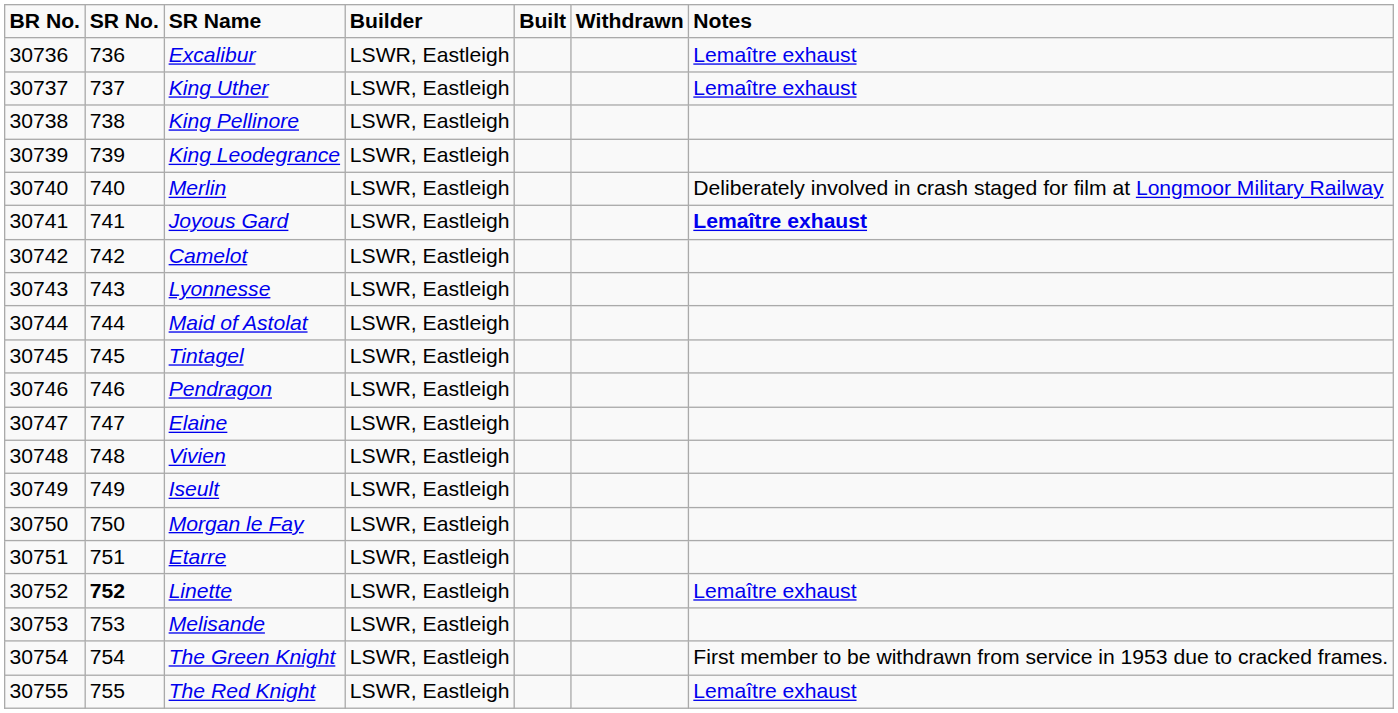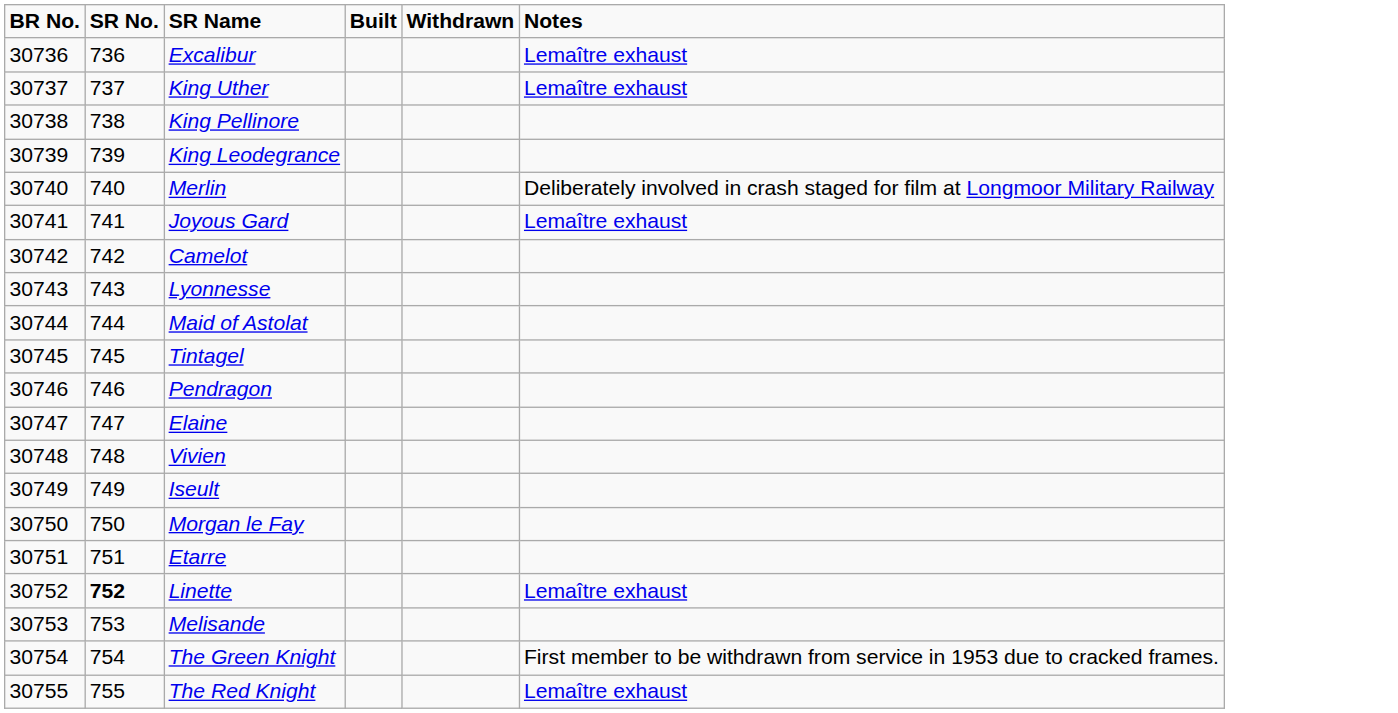- column: (386, 21)
(780, 222) bold -> (606, 222) normal
